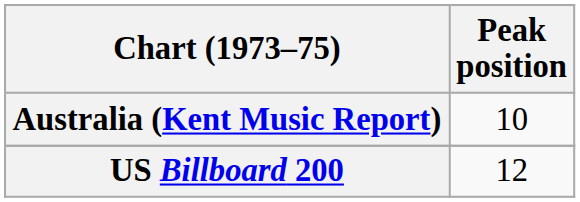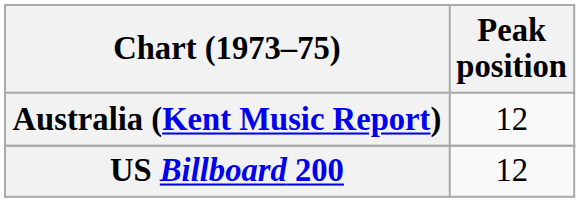(512, 118) 10 -> (512, 118) 12
